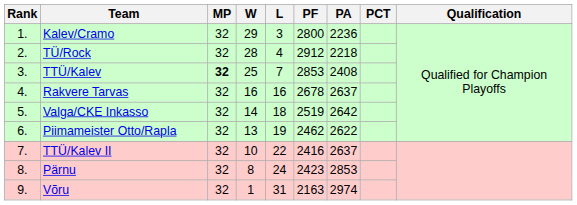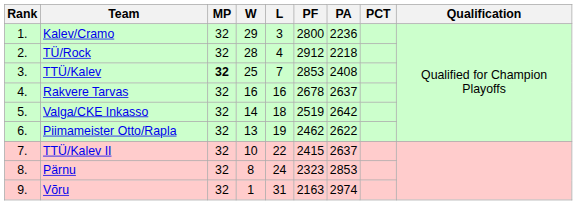(310, 151) 2416 -> (310, 151) 2415
(310, 170) 2423 -> (310, 170) 2323
